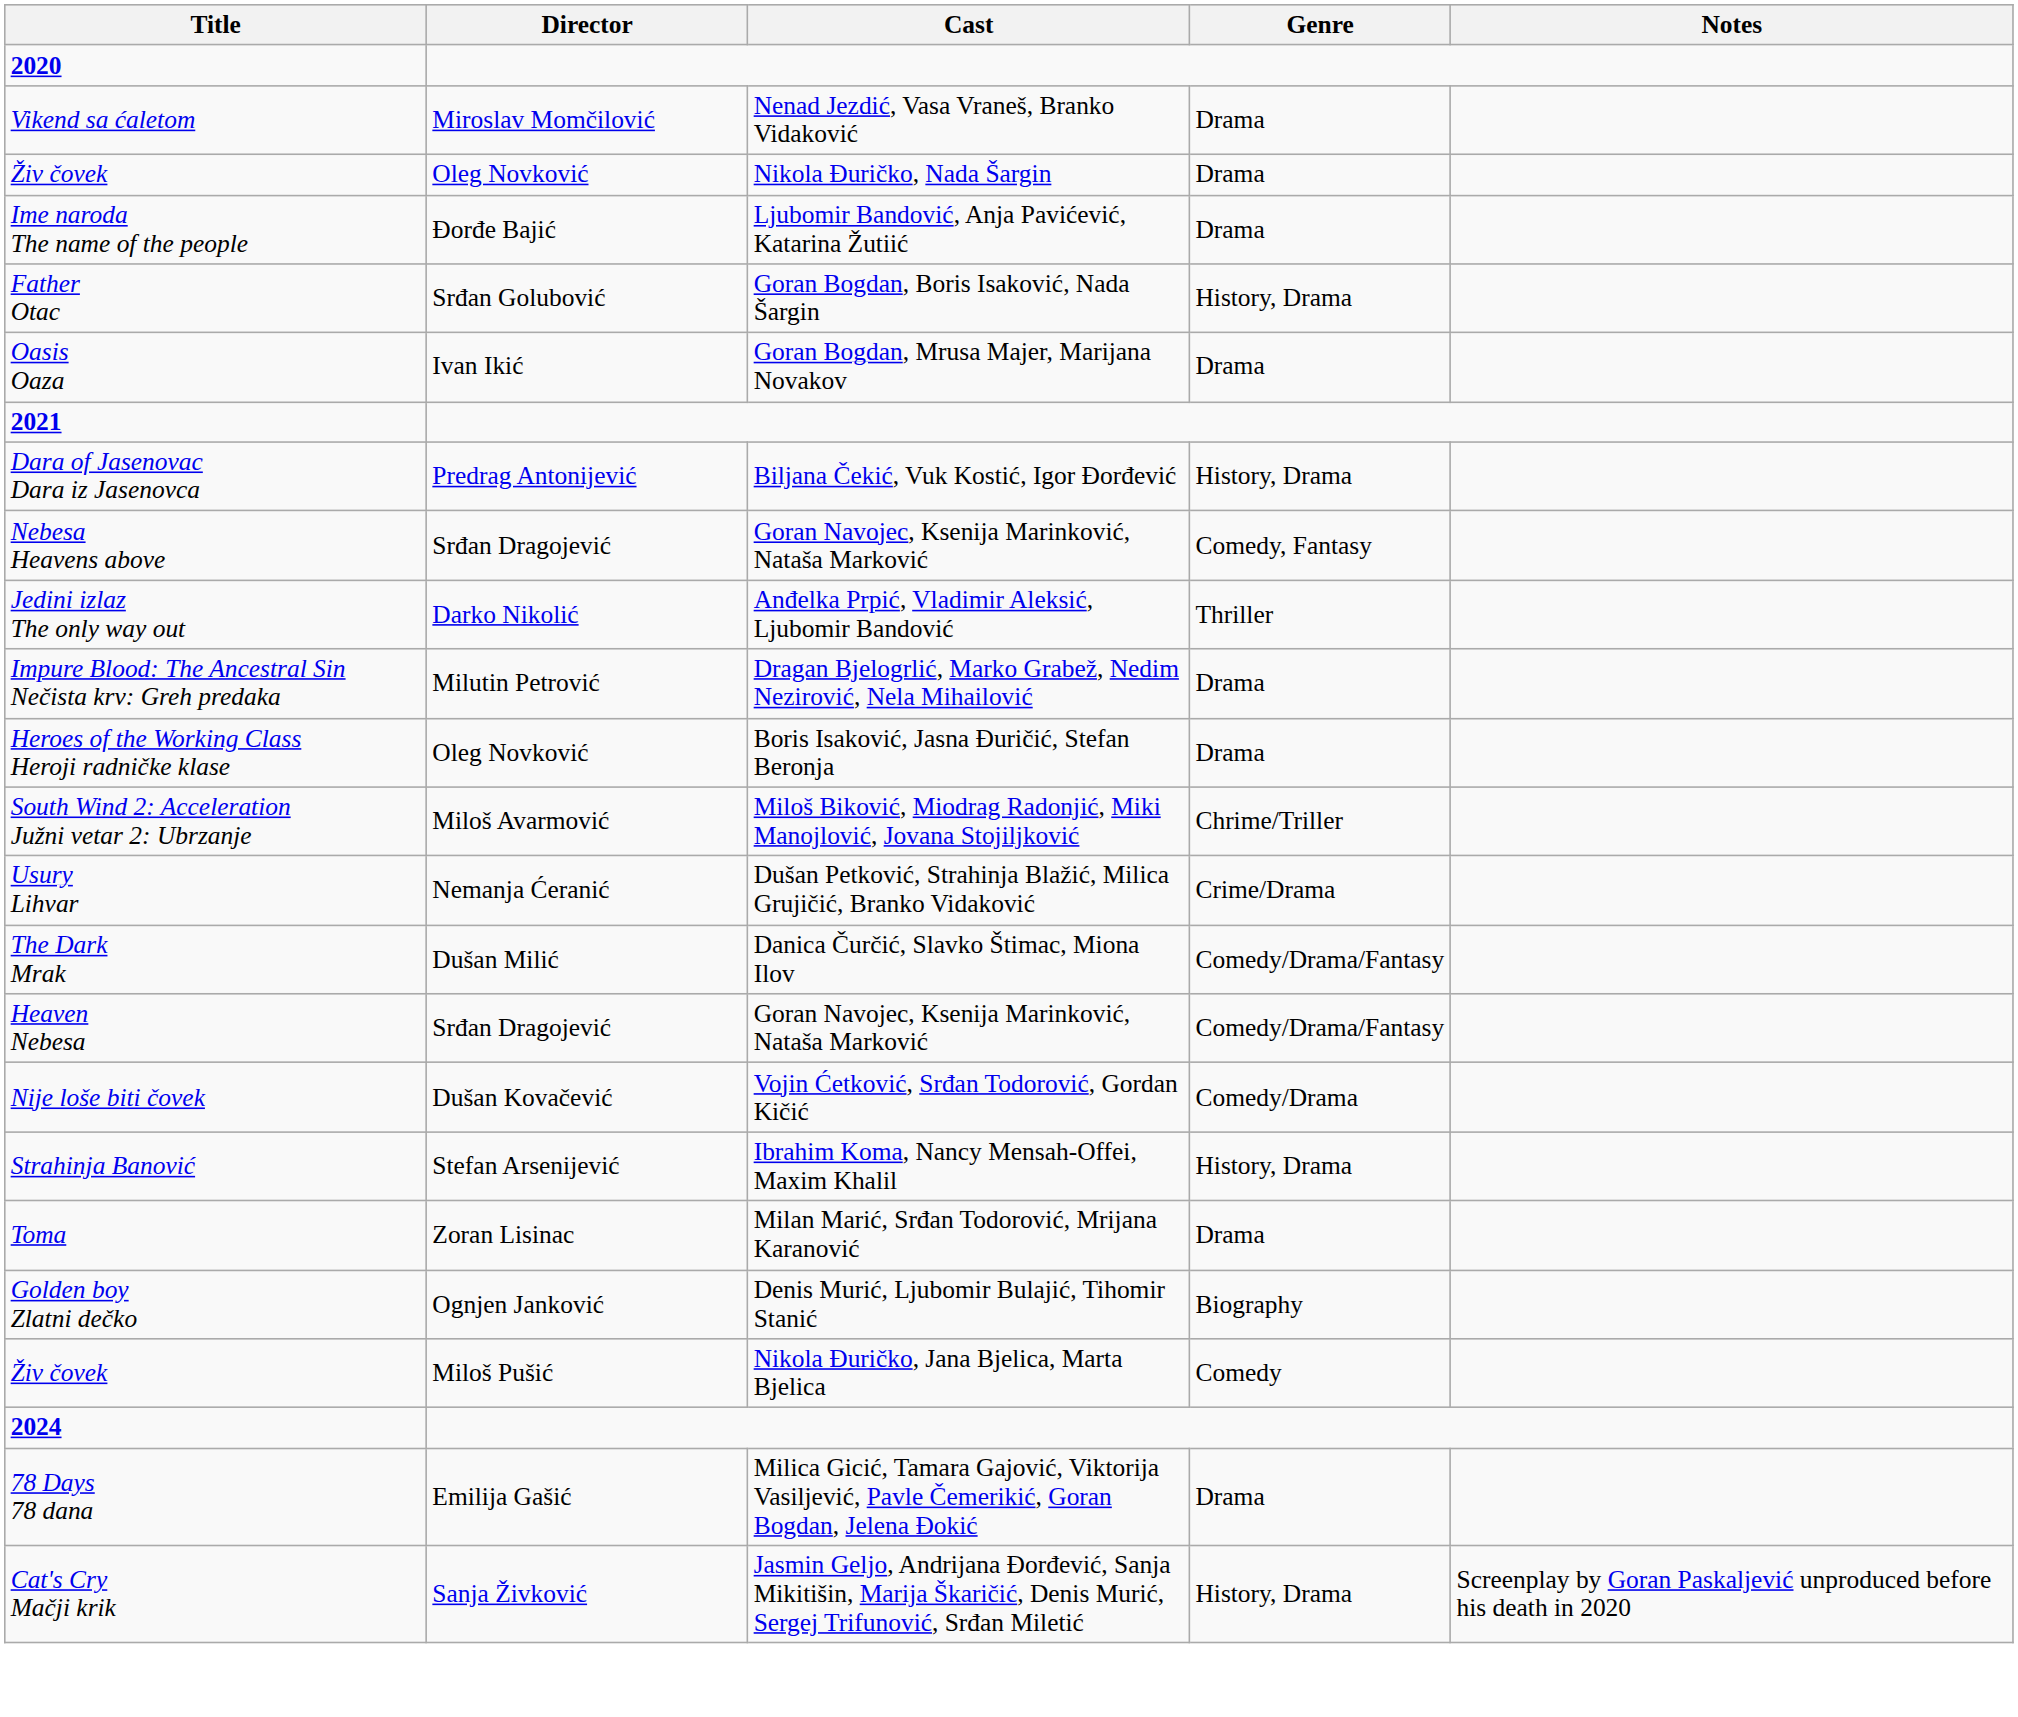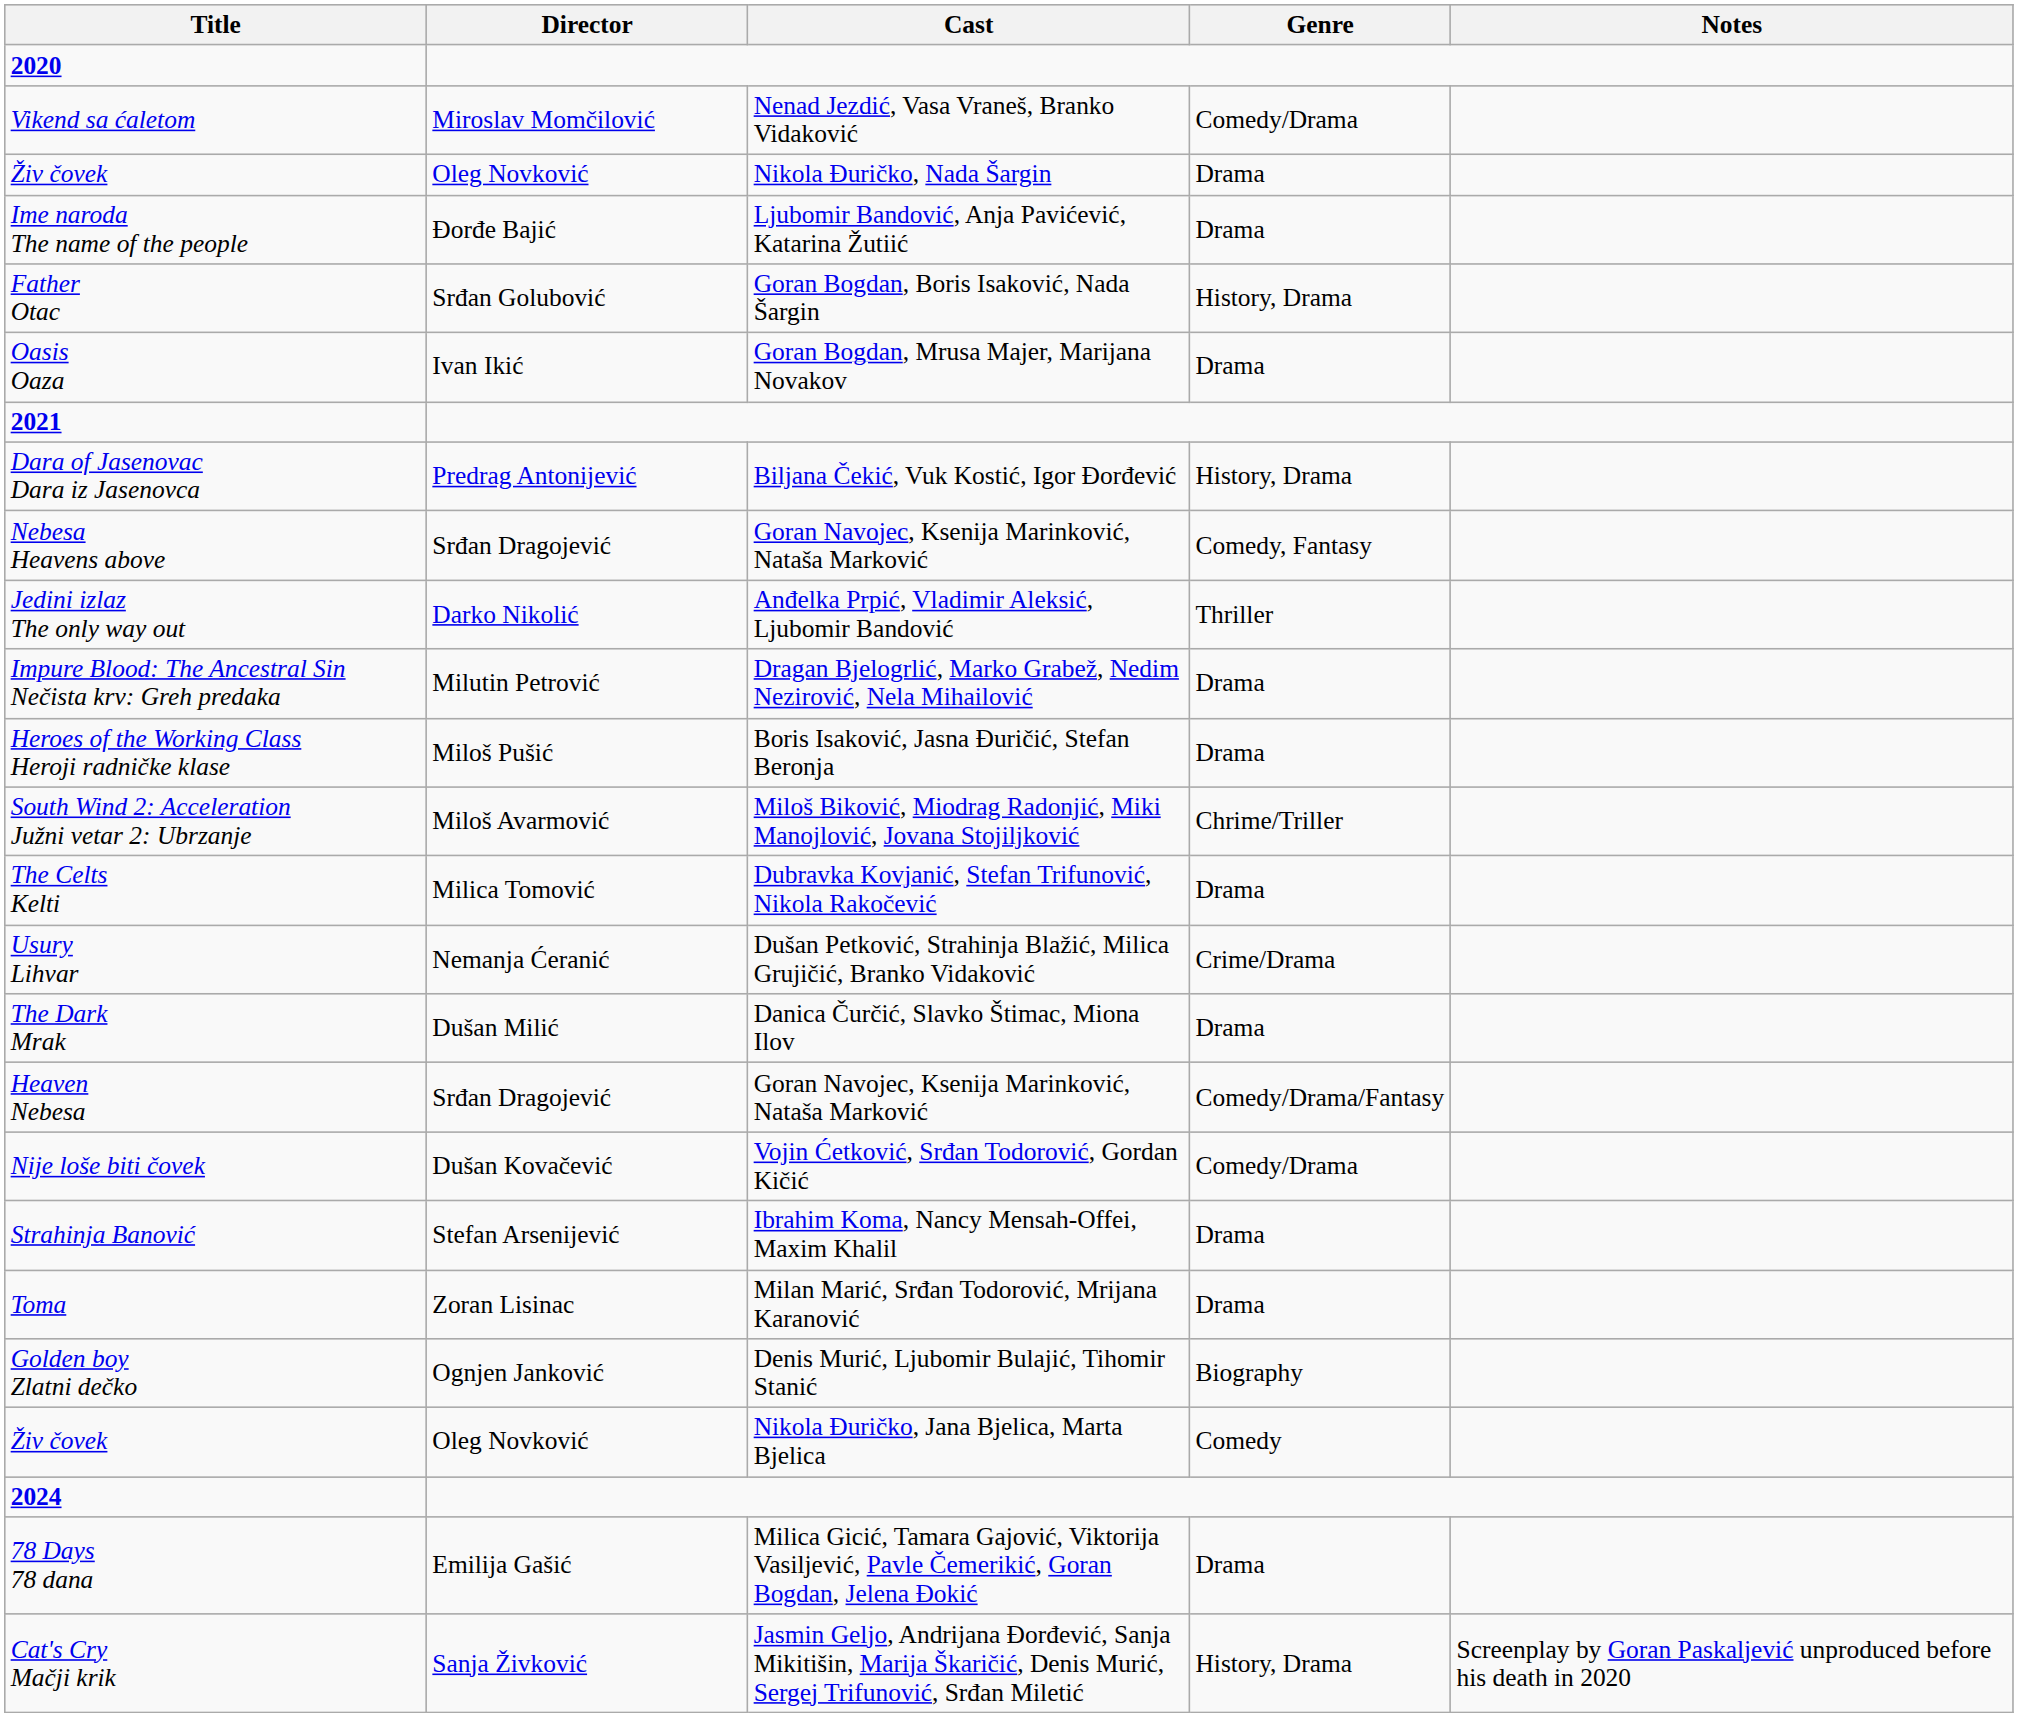(1230, 119) Drama -> (1277, 119) Comedy/Drama
(510, 752) Oleg Novković -> (493, 752) Miloš Pušić
+ row: (59, 890)
(1320, 958) Comedy/Drama/Fantasy -> (1230, 1027) Drama
(1274, 1165) History, Drama -> (1230, 1234) Drama
(493, 1372) Miloš Pušić -> (510, 1441) Oleg Novković
